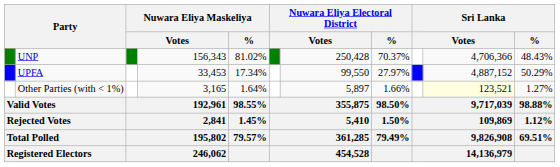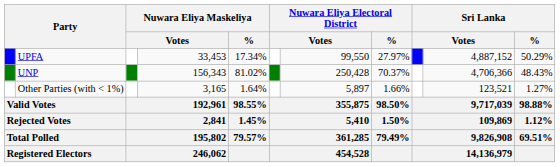rows swapped: (28, 56) <-> (31, 72)
(495, 89) lightyellow background -> (495, 89) no background
